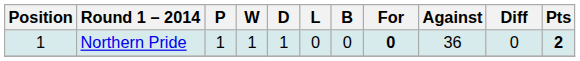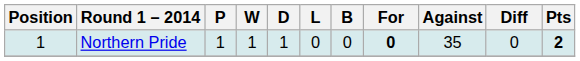(453, 43) 36 -> (453, 43) 35
